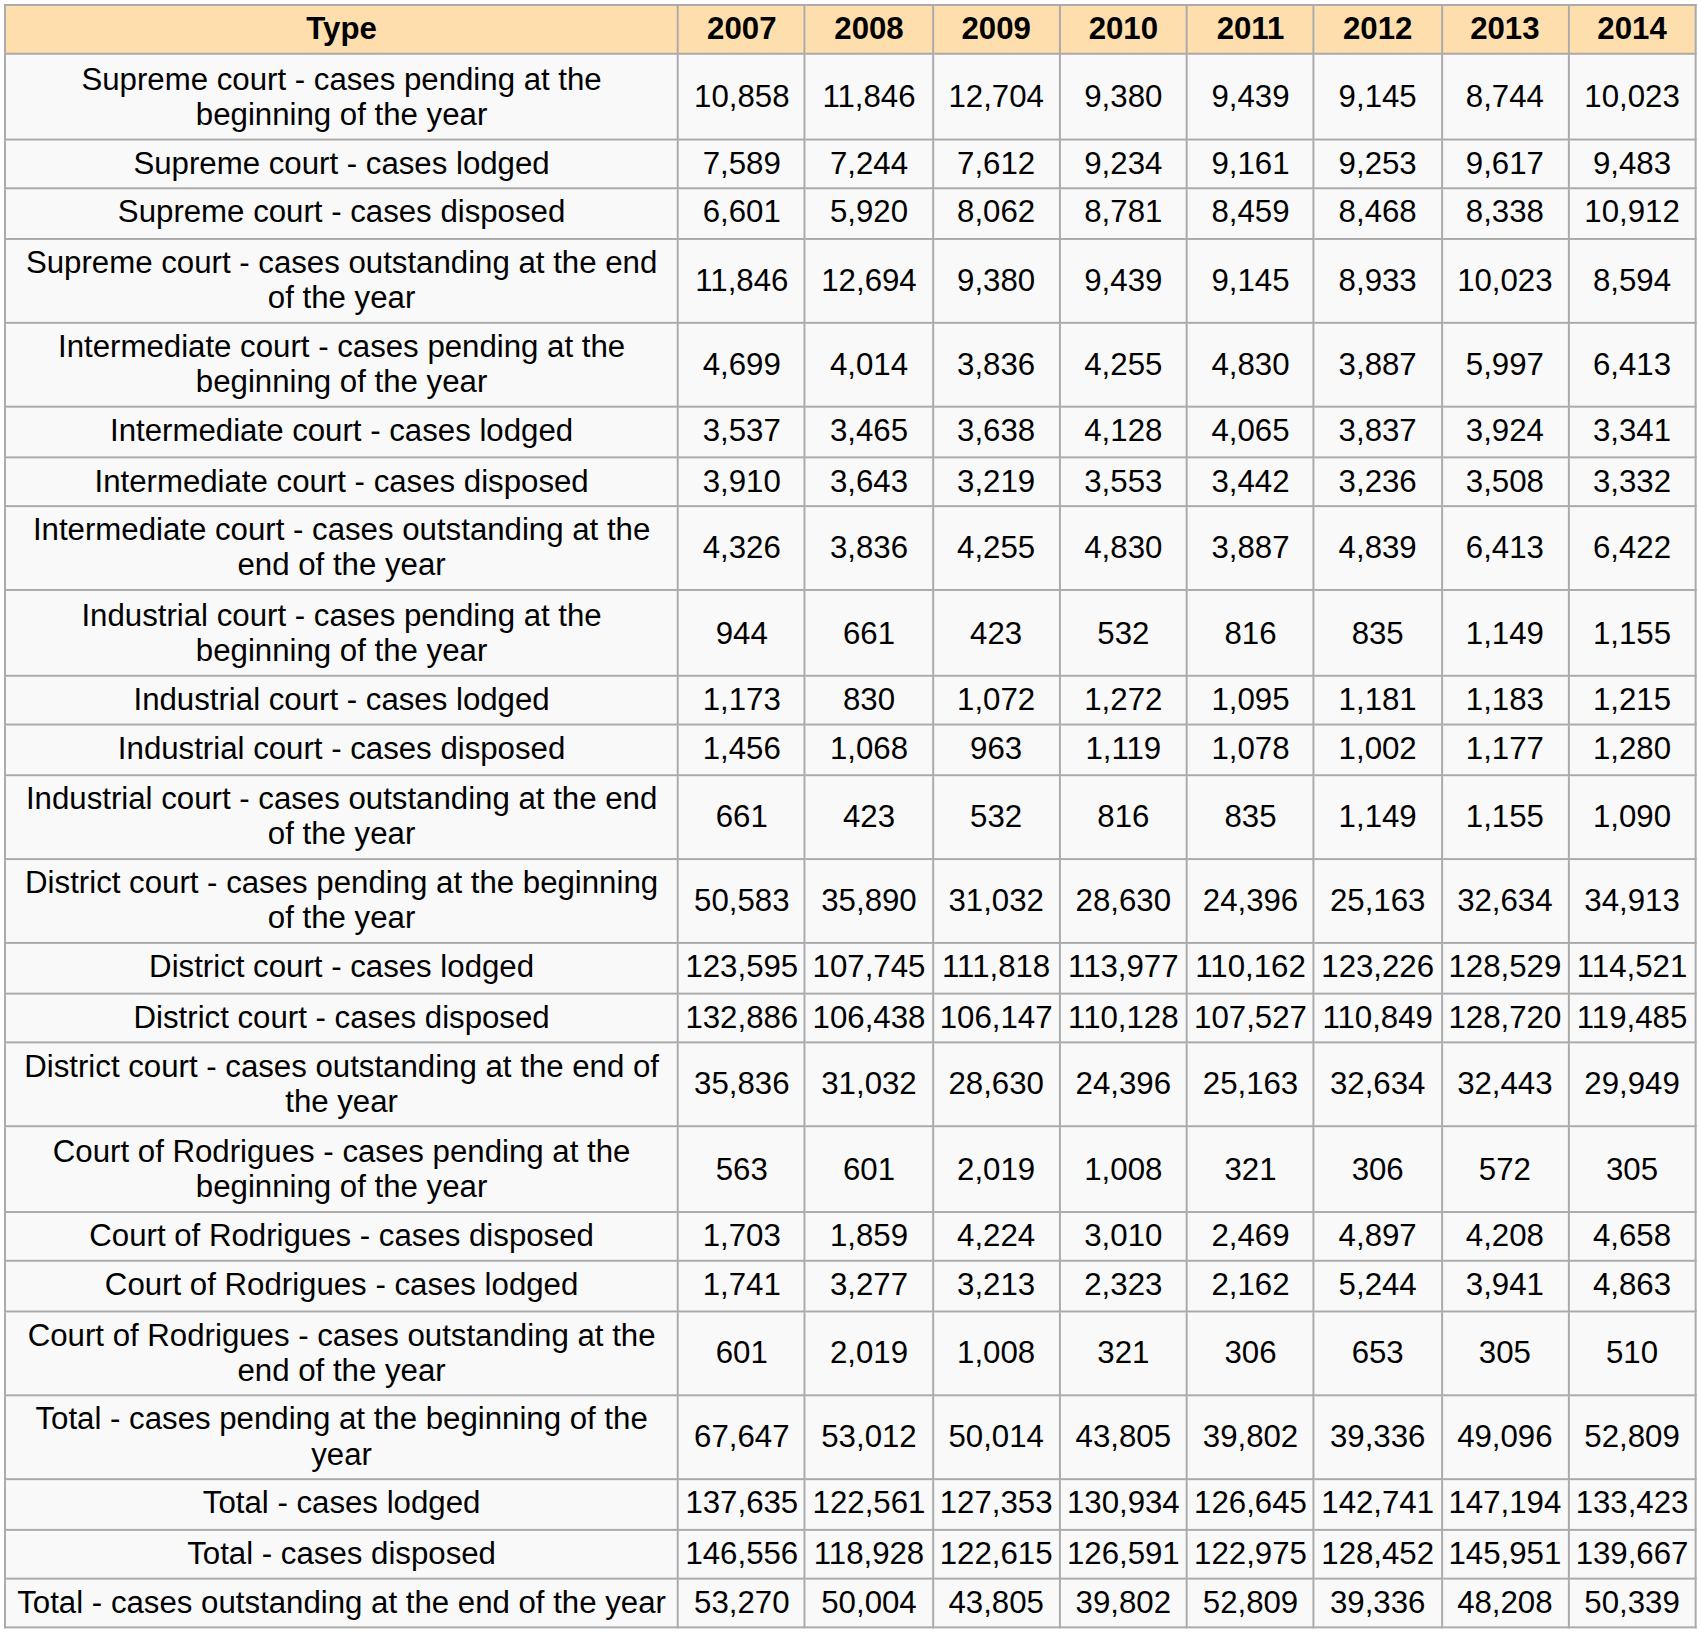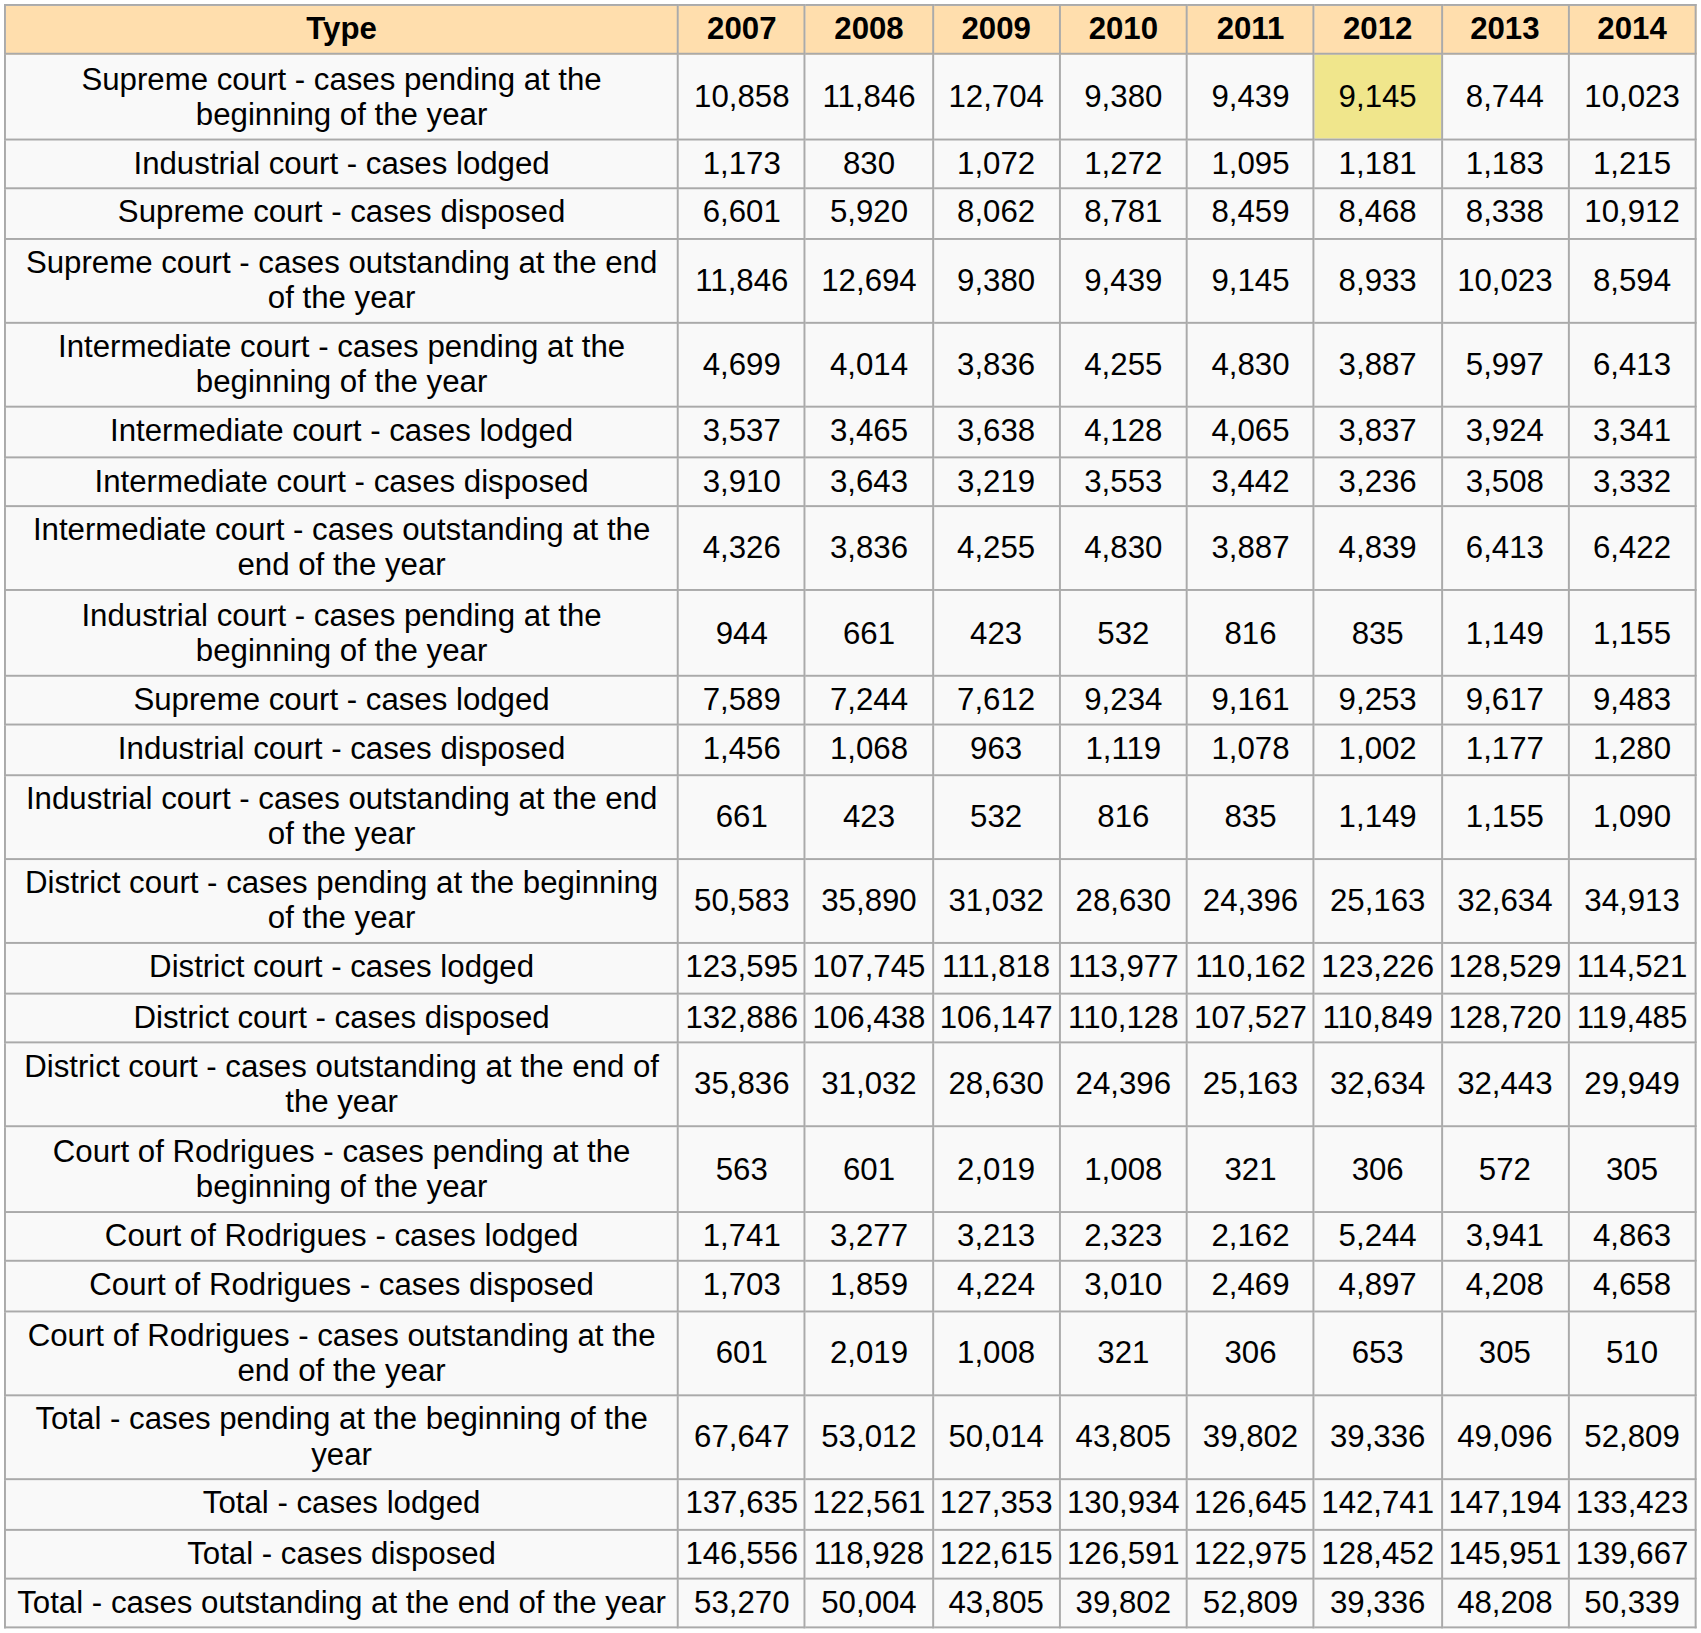(1378, 96) no background -> (1378, 96) khaki background
rows swapped: (342, 163) <-> (342, 699)
rows swapped: (342, 1285) <-> (342, 1235)
